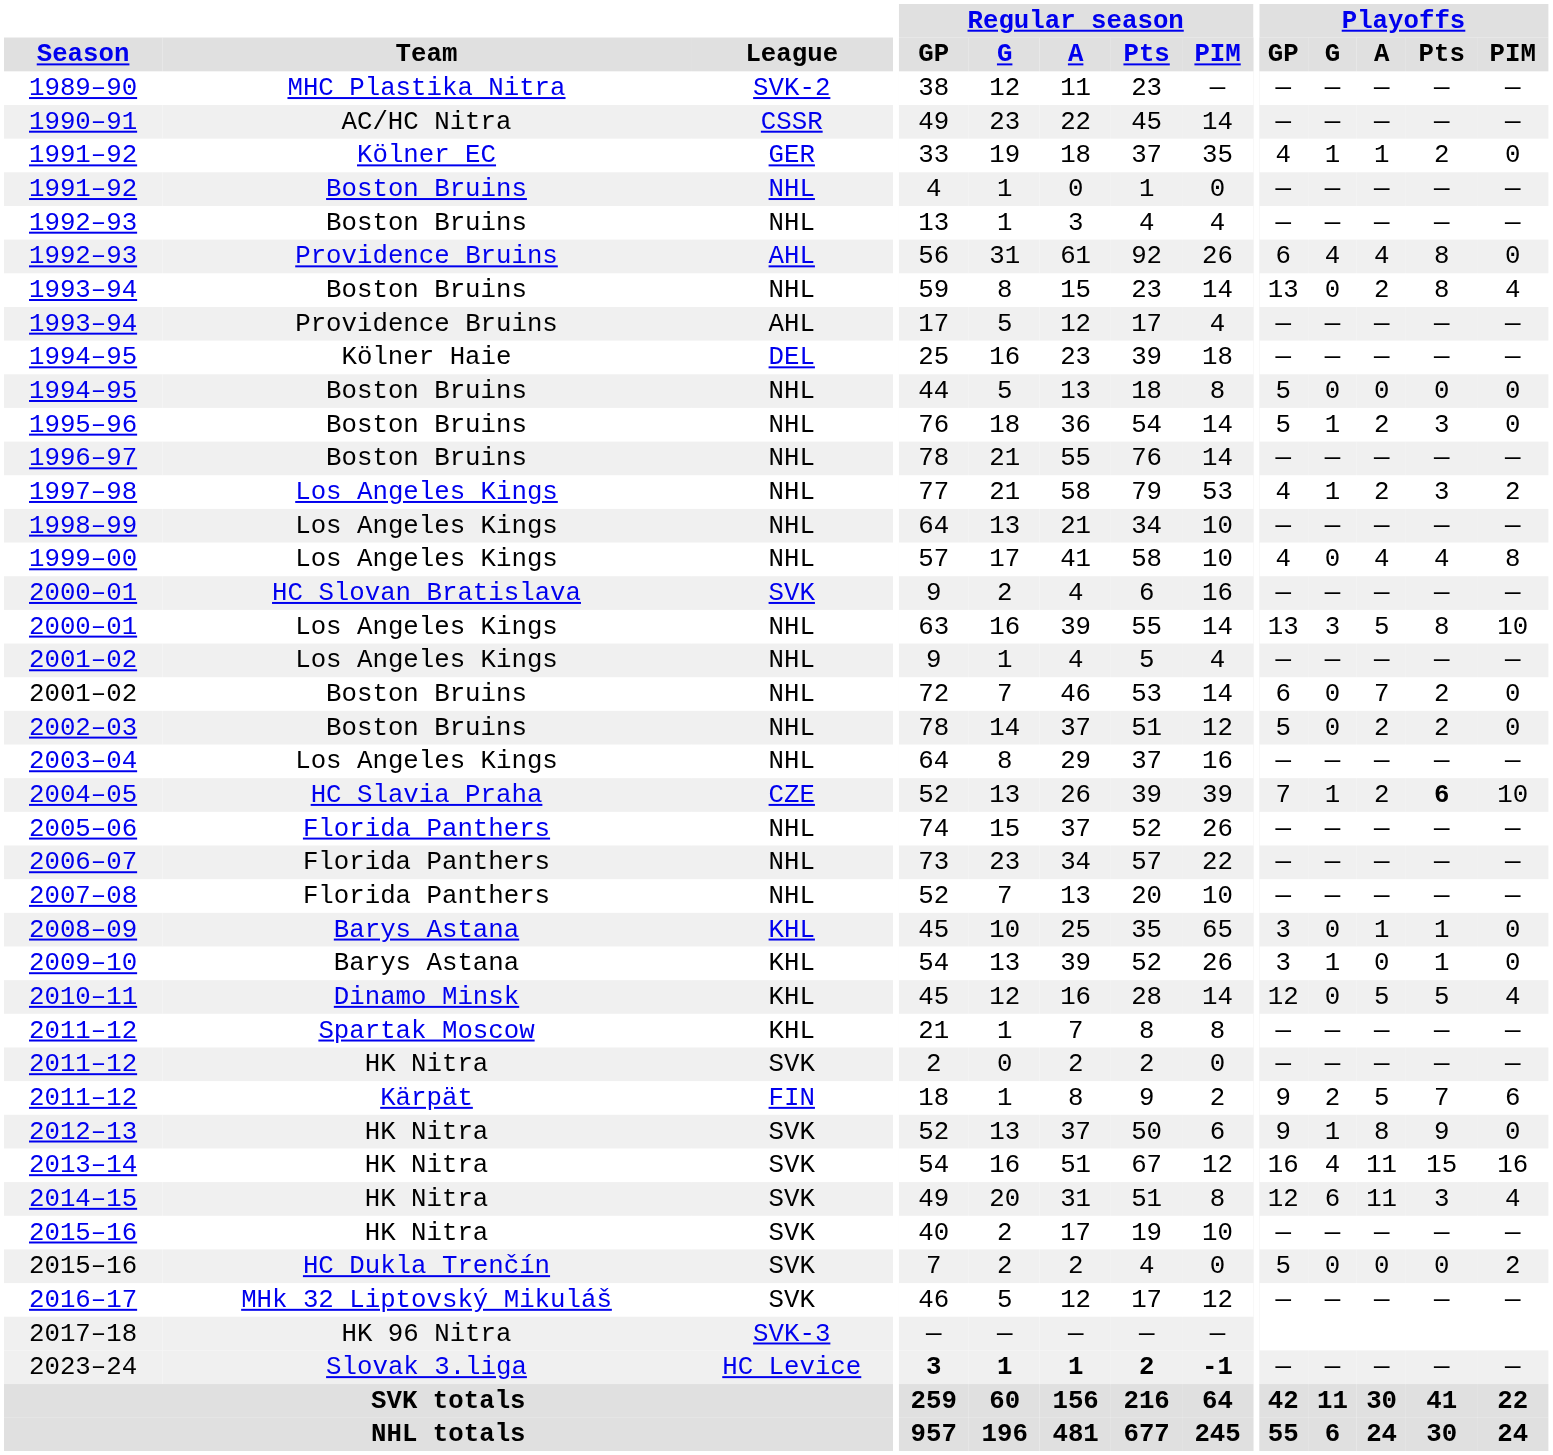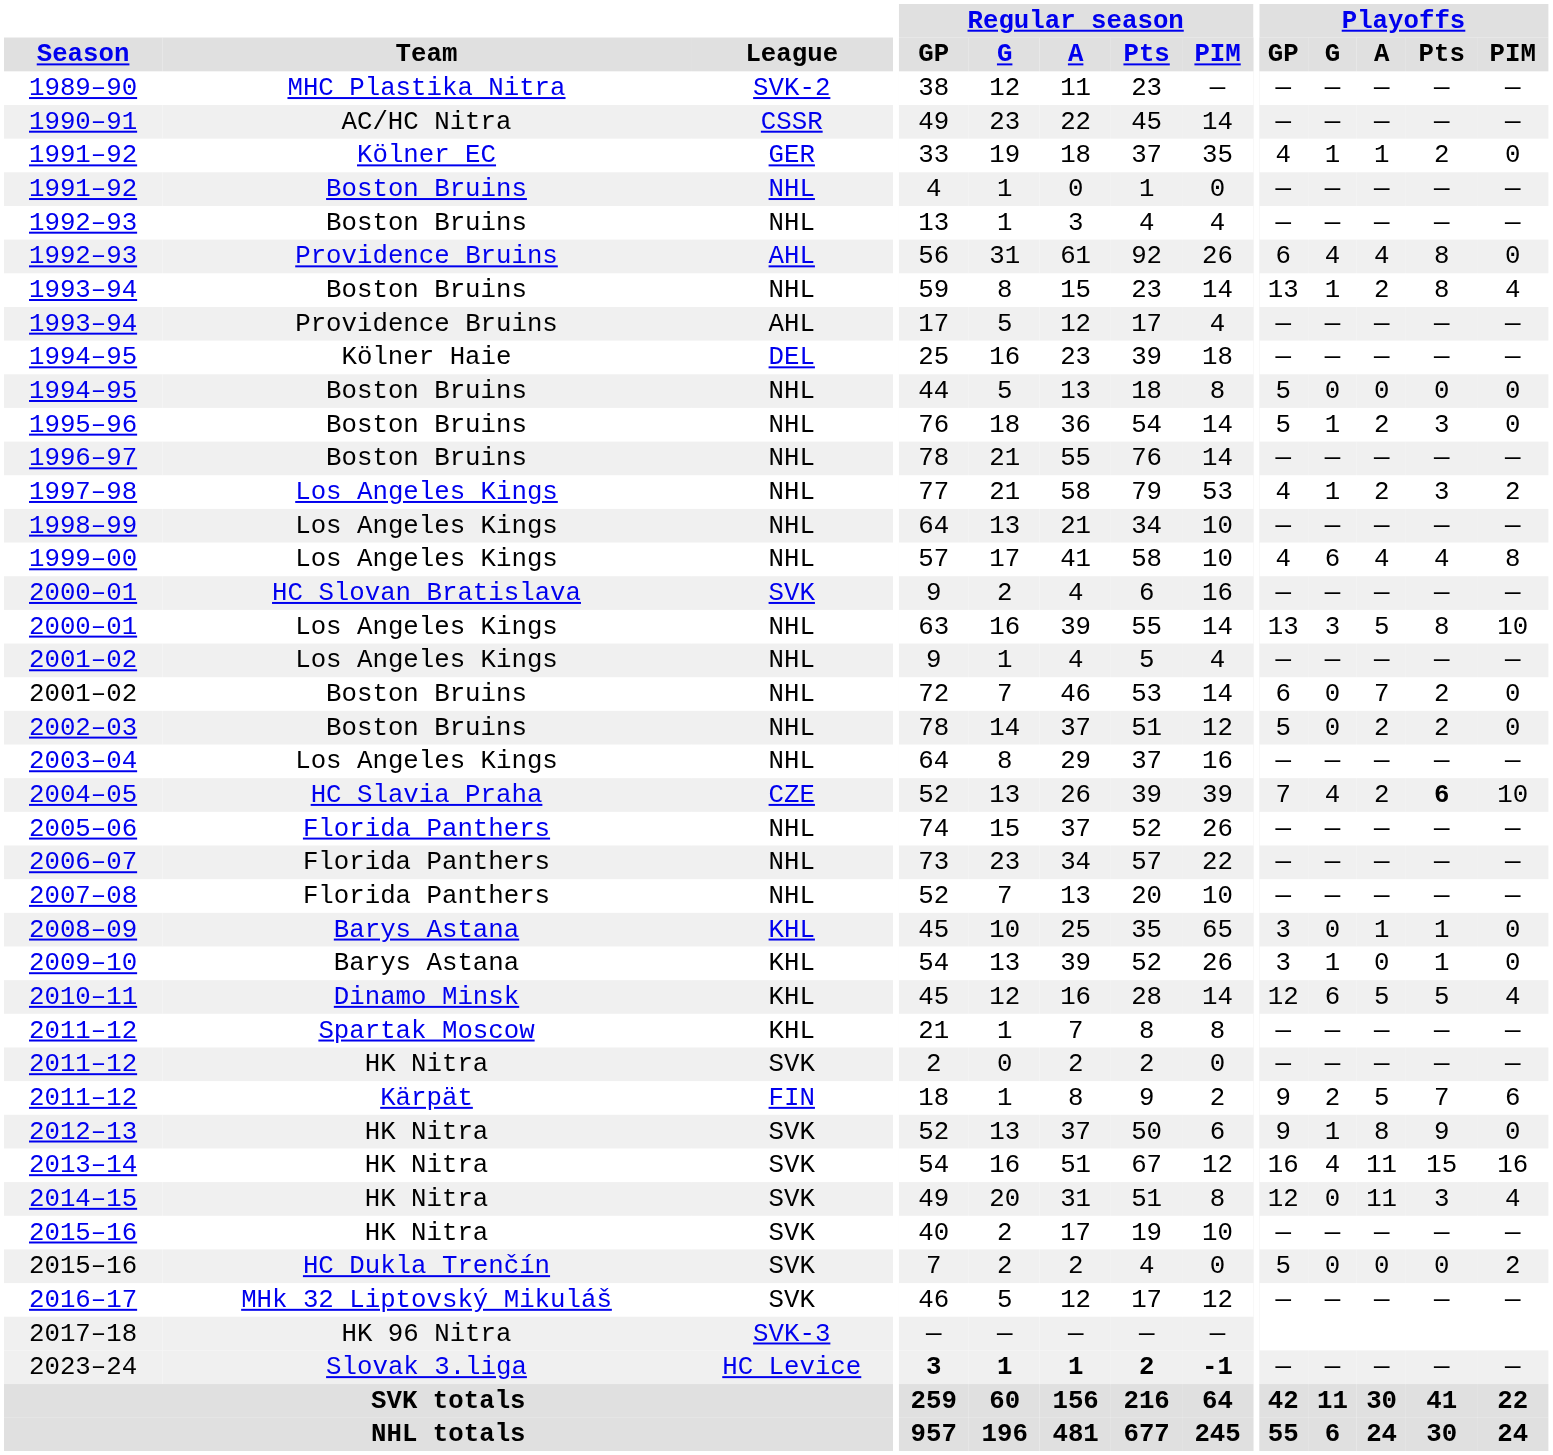(1332, 290) 0 -> (1332, 290) 1
(1332, 559) 0 -> (1332, 559) 6
(1332, 795) 1 -> (1332, 795) 4
(1332, 997) 0 -> (1332, 997) 6
(1332, 1199) 6 -> (1332, 1199) 0
